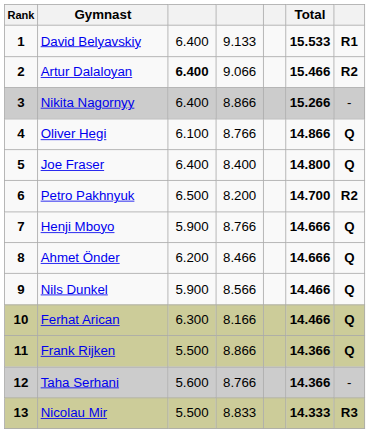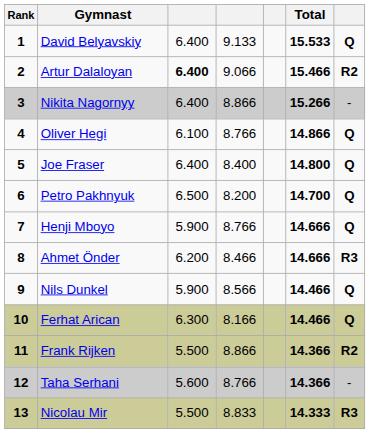(349, 41) R1 -> (349, 41) Q
(349, 196) R2 -> (349, 196) Q
(349, 258) Q -> (349, 258) R3
(349, 351) Q -> (349, 351) R2
